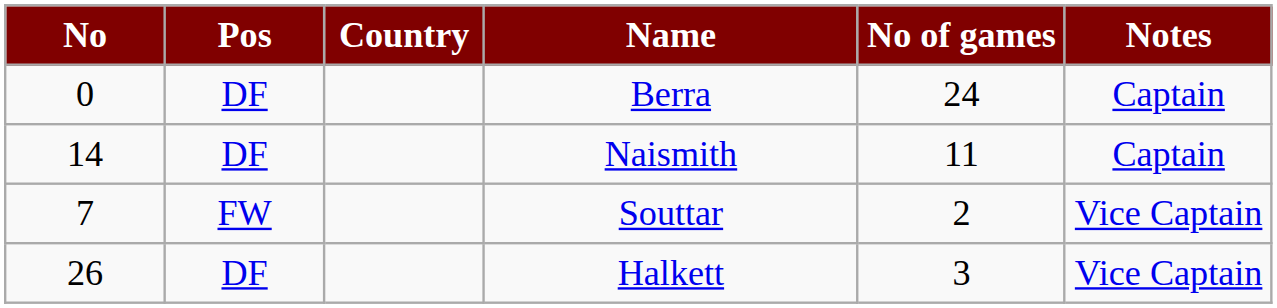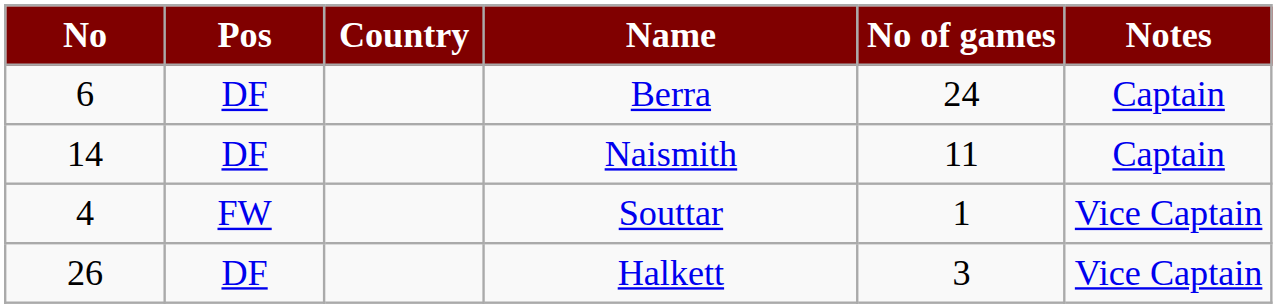(85, 94) 0 -> (85, 94) 6
(85, 213) 7 -> (85, 213) 4
(961, 213) 2 -> (961, 213) 1
